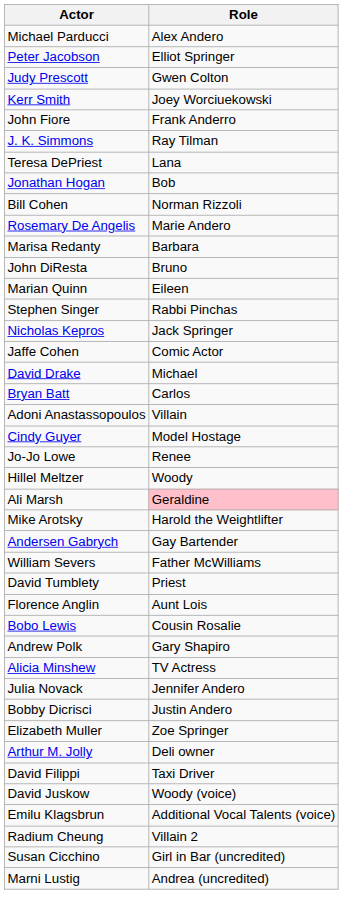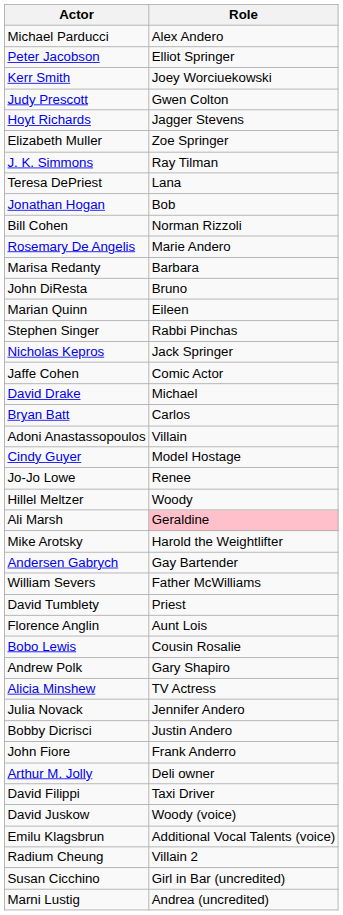rows swapped: (48, 78) <-> (39, 99)
+ row: (49, 120)
rows swapped: (39, 120) <-> (55, 731)
